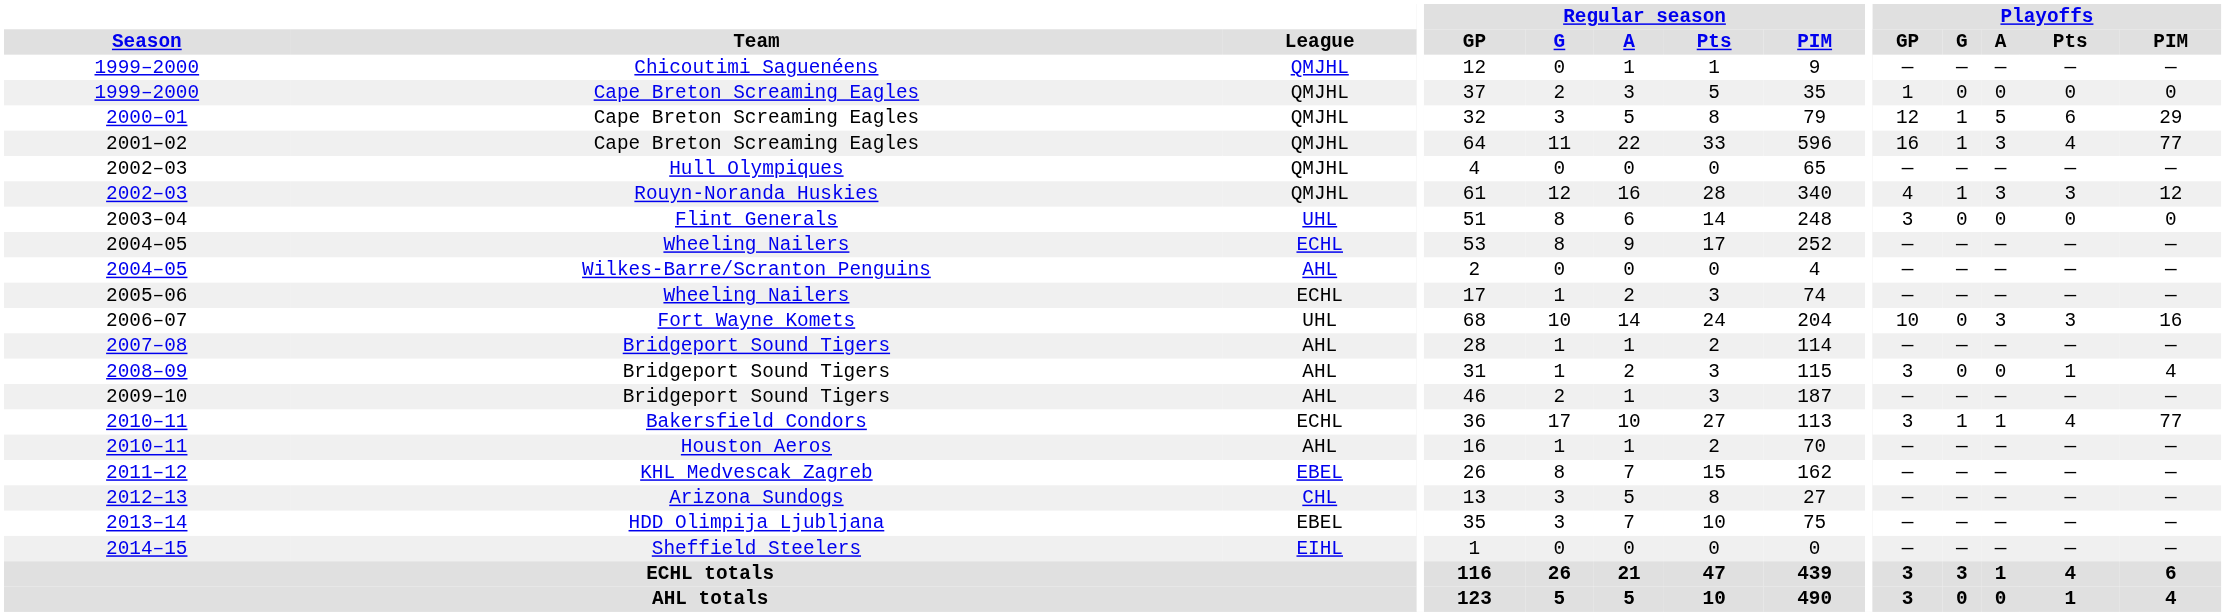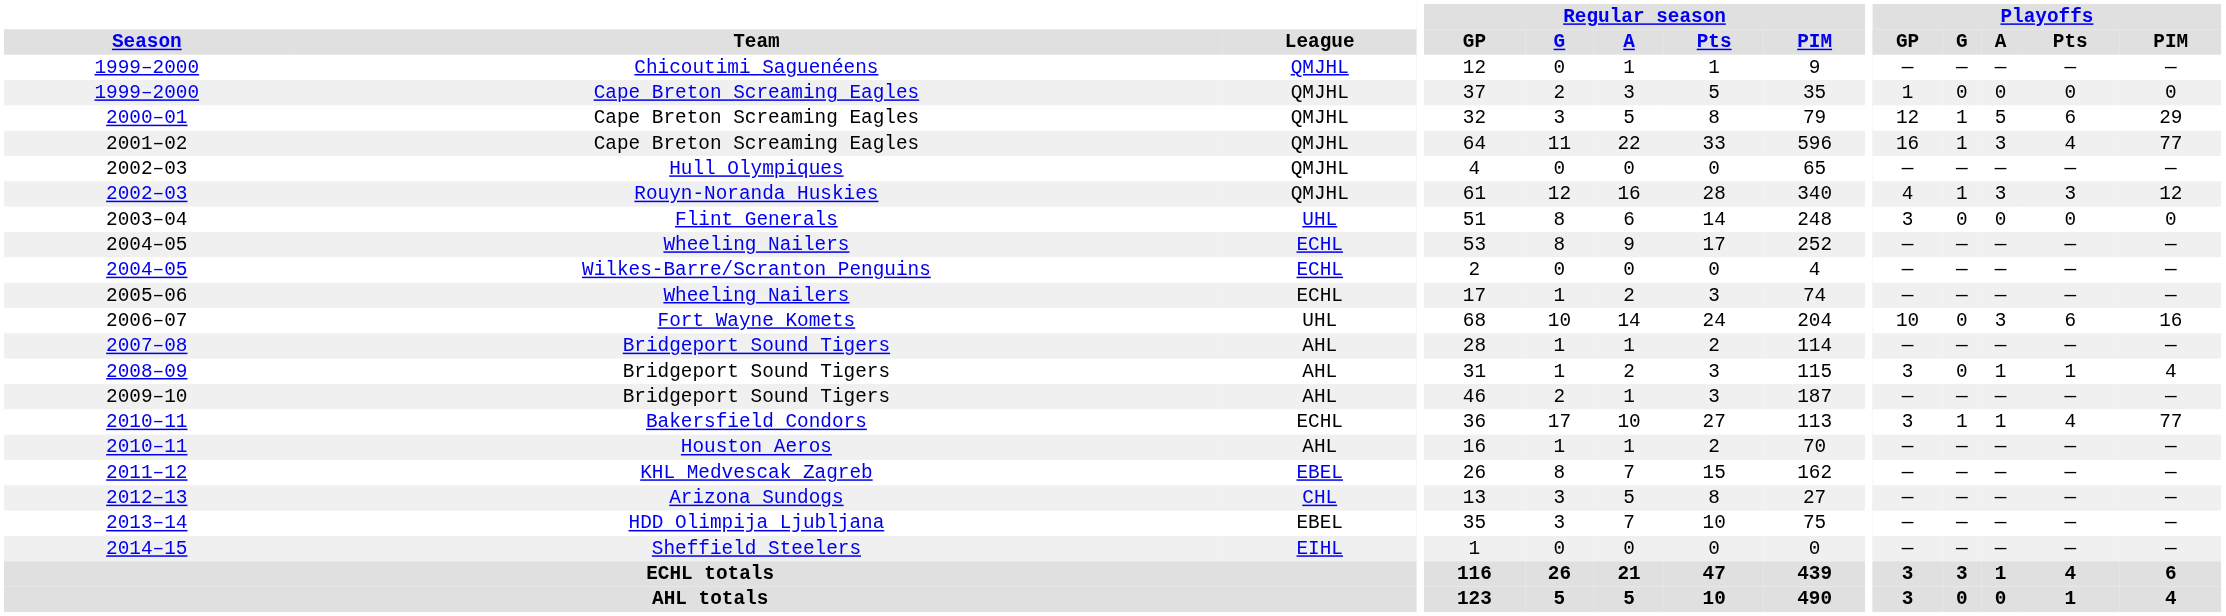(1320, 270) AHL -> (1320, 270) ECHL
(2070, 321) 3 -> (2070, 321) 6
(2001, 371) 0 -> (2001, 371) 1
